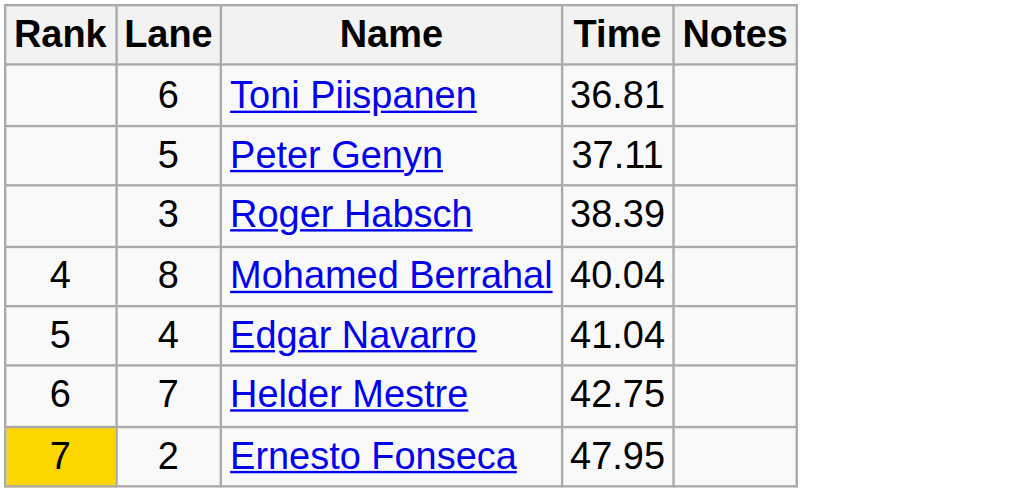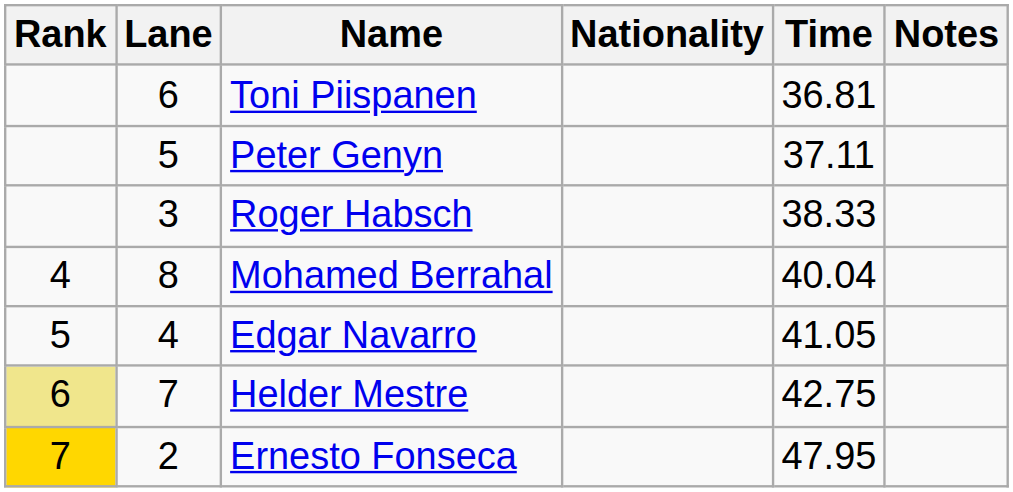+ column: (667, 34)
(618, 214) 38.39 -> (829, 214) 38.33
(618, 335) 41.04 -> (829, 335) 41.05
(60, 395) no background -> (60, 395) khaki background
